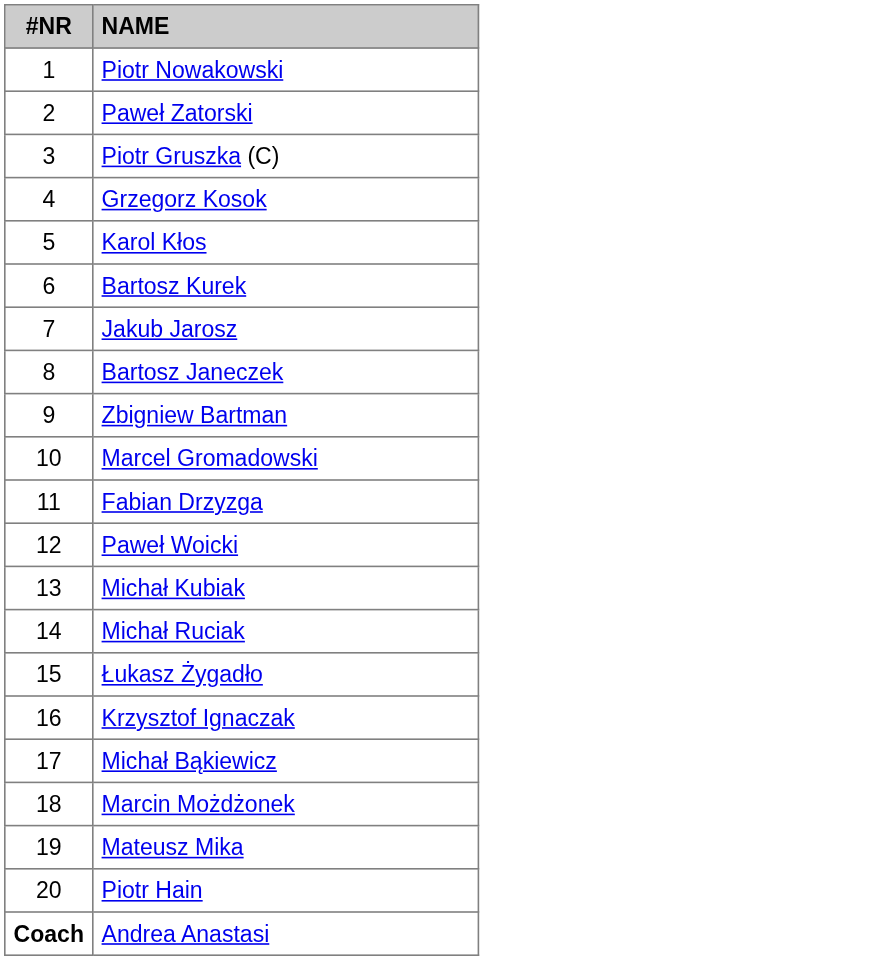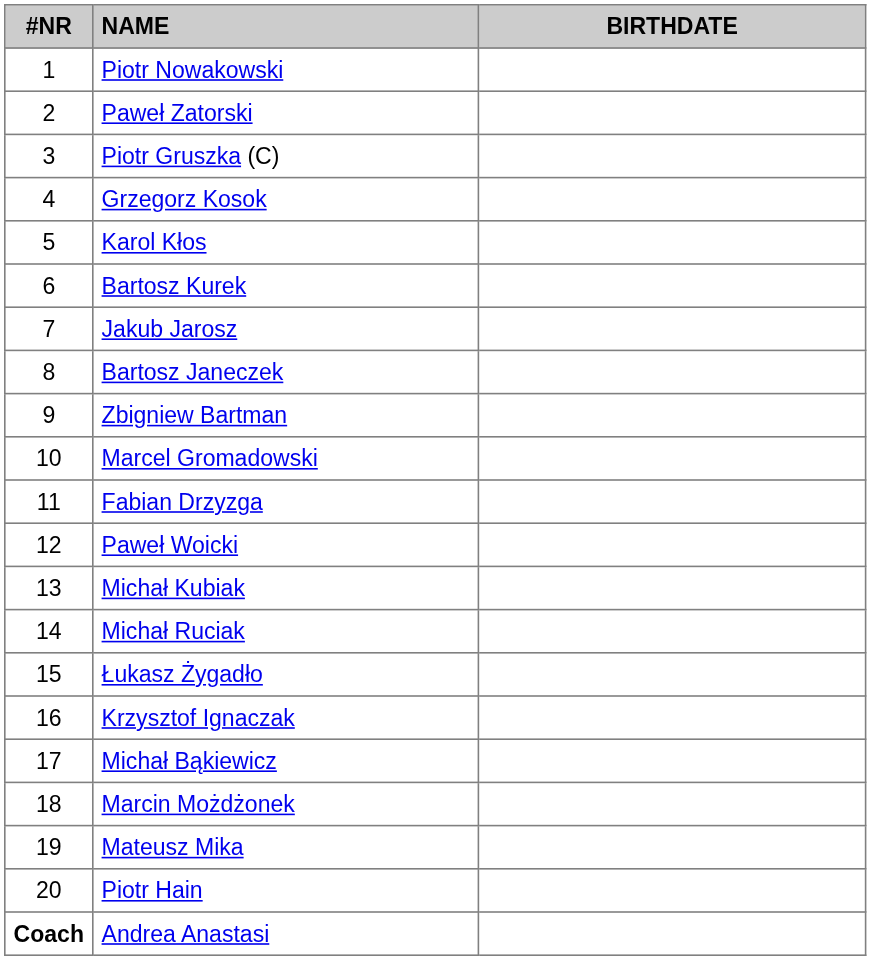+ column: (672, 26)
